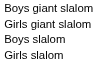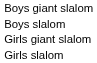rows swapped: (48, 24) <-> (35, 39)
